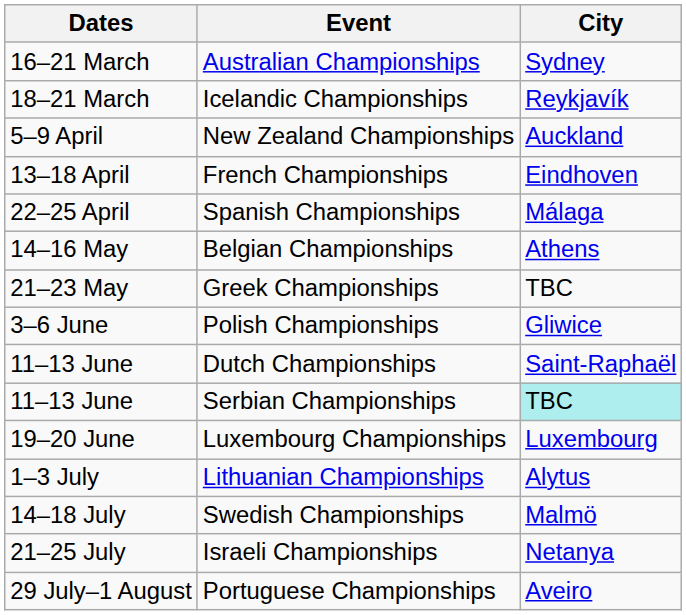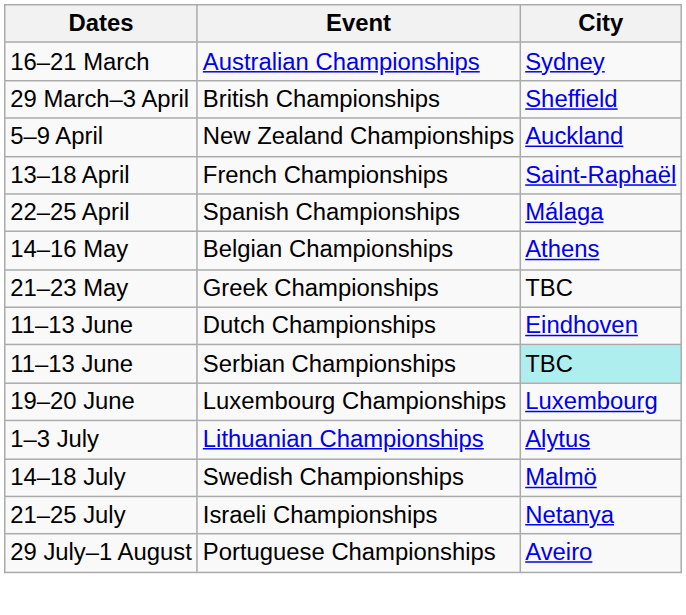- row: (335, 99)
+ row: (321, 99)
(582, 174) Eindhoven -> (601, 174) Saint-Raphaël
- row: (321, 325)
(601, 363) Saint-Raphaël -> (582, 325) Eindhoven
